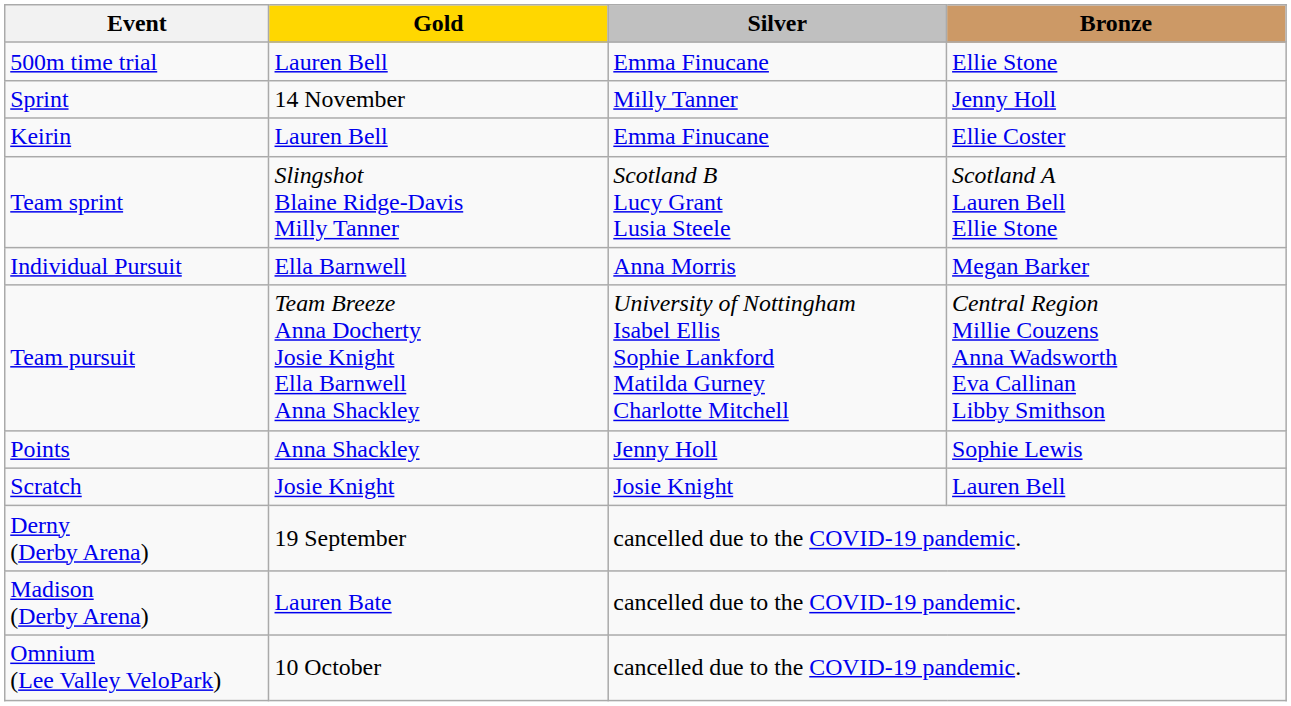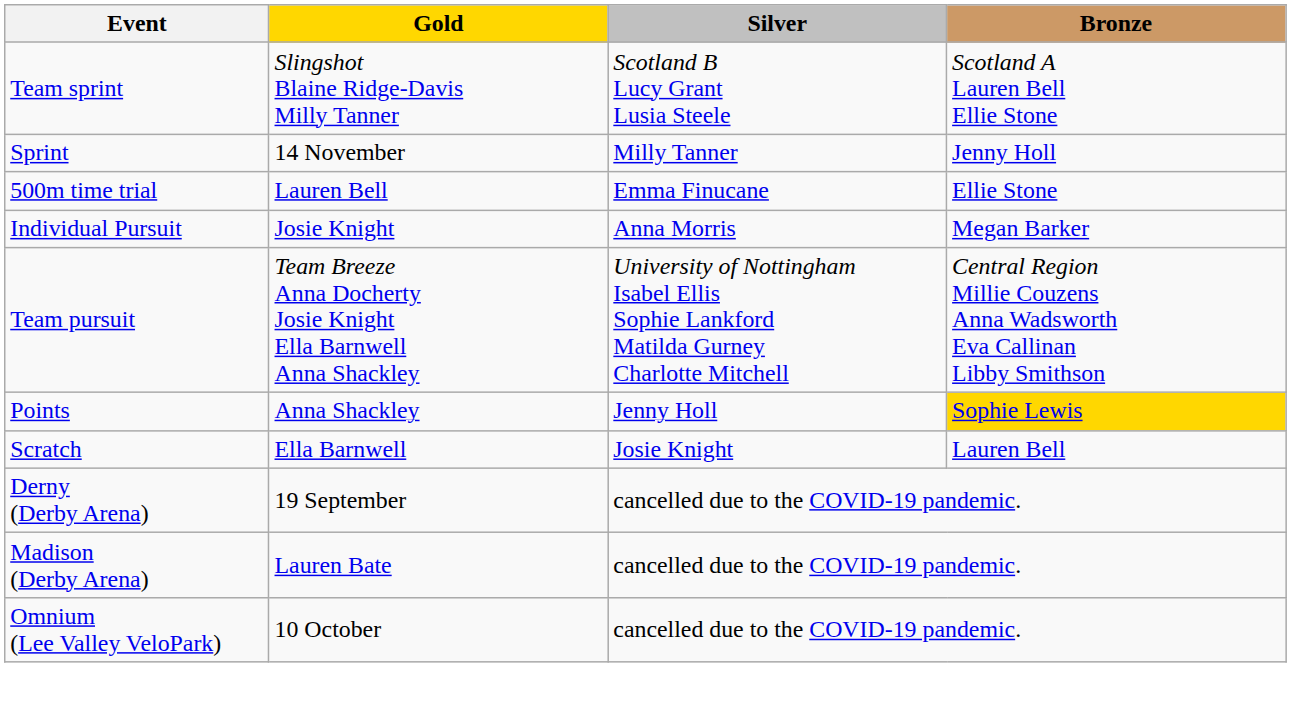rows swapped: (84, 61) <-> (67, 201)
- row: (41, 136)
(340, 266) Ella Barnwell -> (334, 228) Josie Knight
(1017, 448) no background -> (1017, 411) gold background
(334, 486) Josie Knight -> (340, 448) Ella Barnwell
